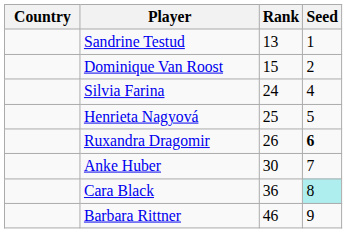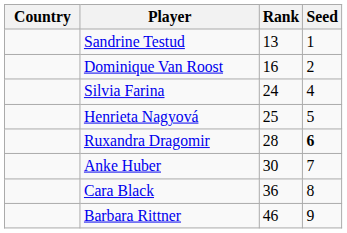(270, 66) 15 -> (270, 66) 16
(270, 141) 26 -> (270, 141) 28
(310, 191) paleturquoise background -> (310, 191) no background
